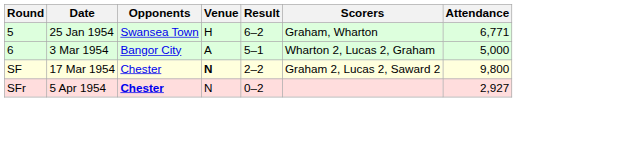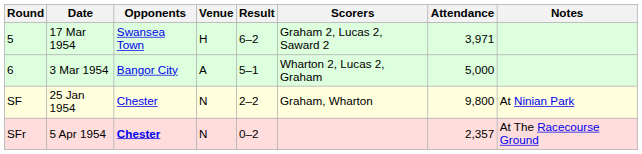+ column: (567, 13)
(82, 32) 25 Jan 1954 -> (68, 38) 17 Mar 1954
(331, 32) Graham, Wharton -> (331, 38) Graham 2, Lucas 2, Saward 2
(495, 32) 6,771 -> (480, 38) 3,971
(82, 69) 17 Mar 1954 -> (67, 102) 25 Jan 1954
(208, 69) bold -> (203, 102) normal
(363, 69) Graham 2, Lucas 2, Saward 2 -> (326, 102) Graham, Wharton
(495, 87) 2,927 -> (480, 133) 2,357
